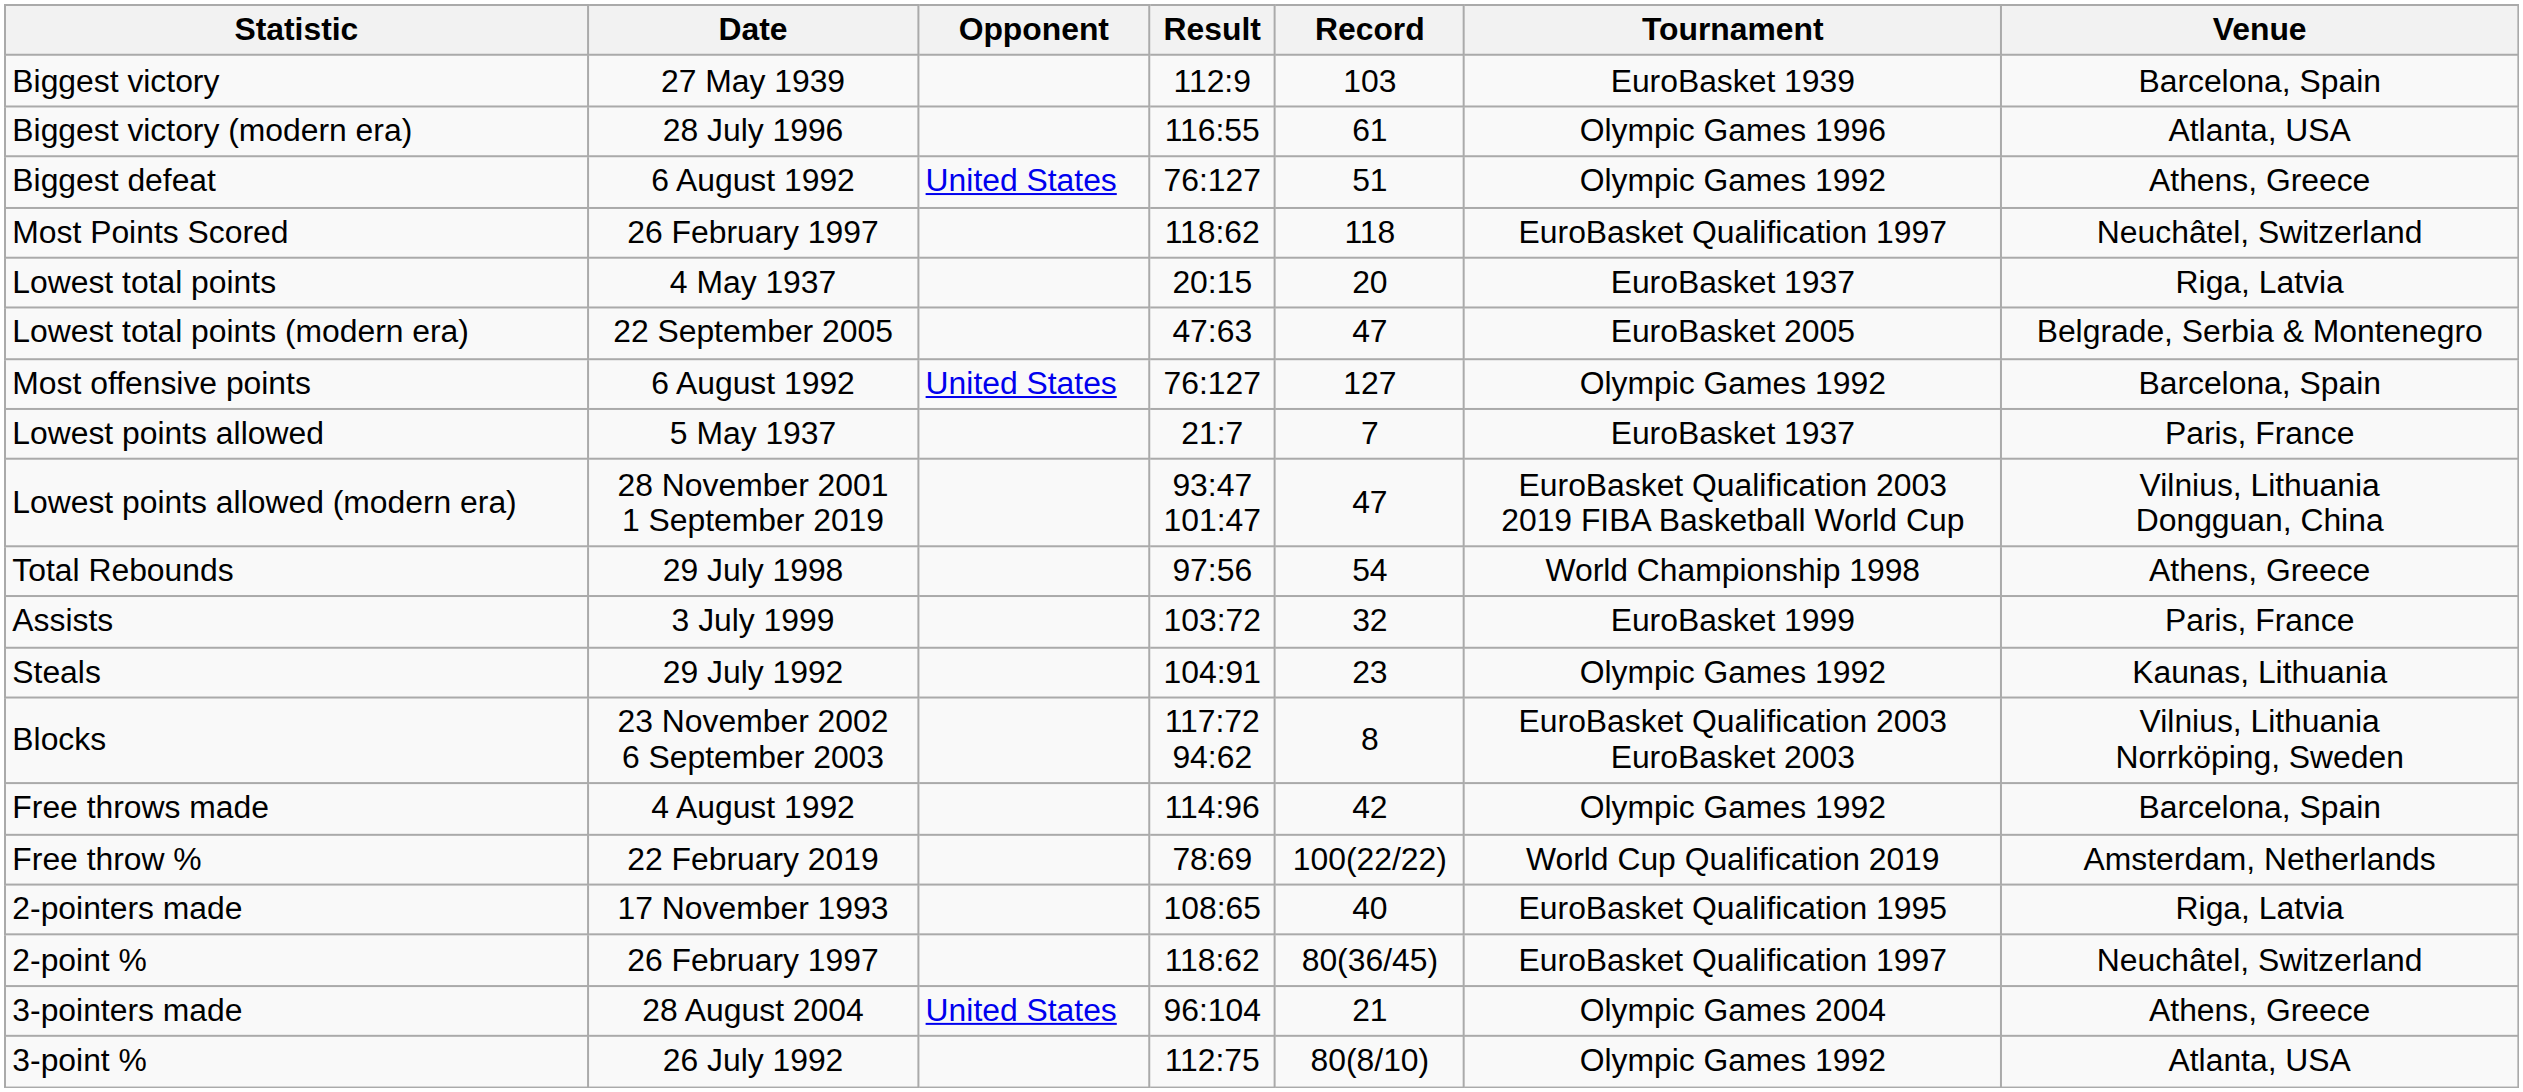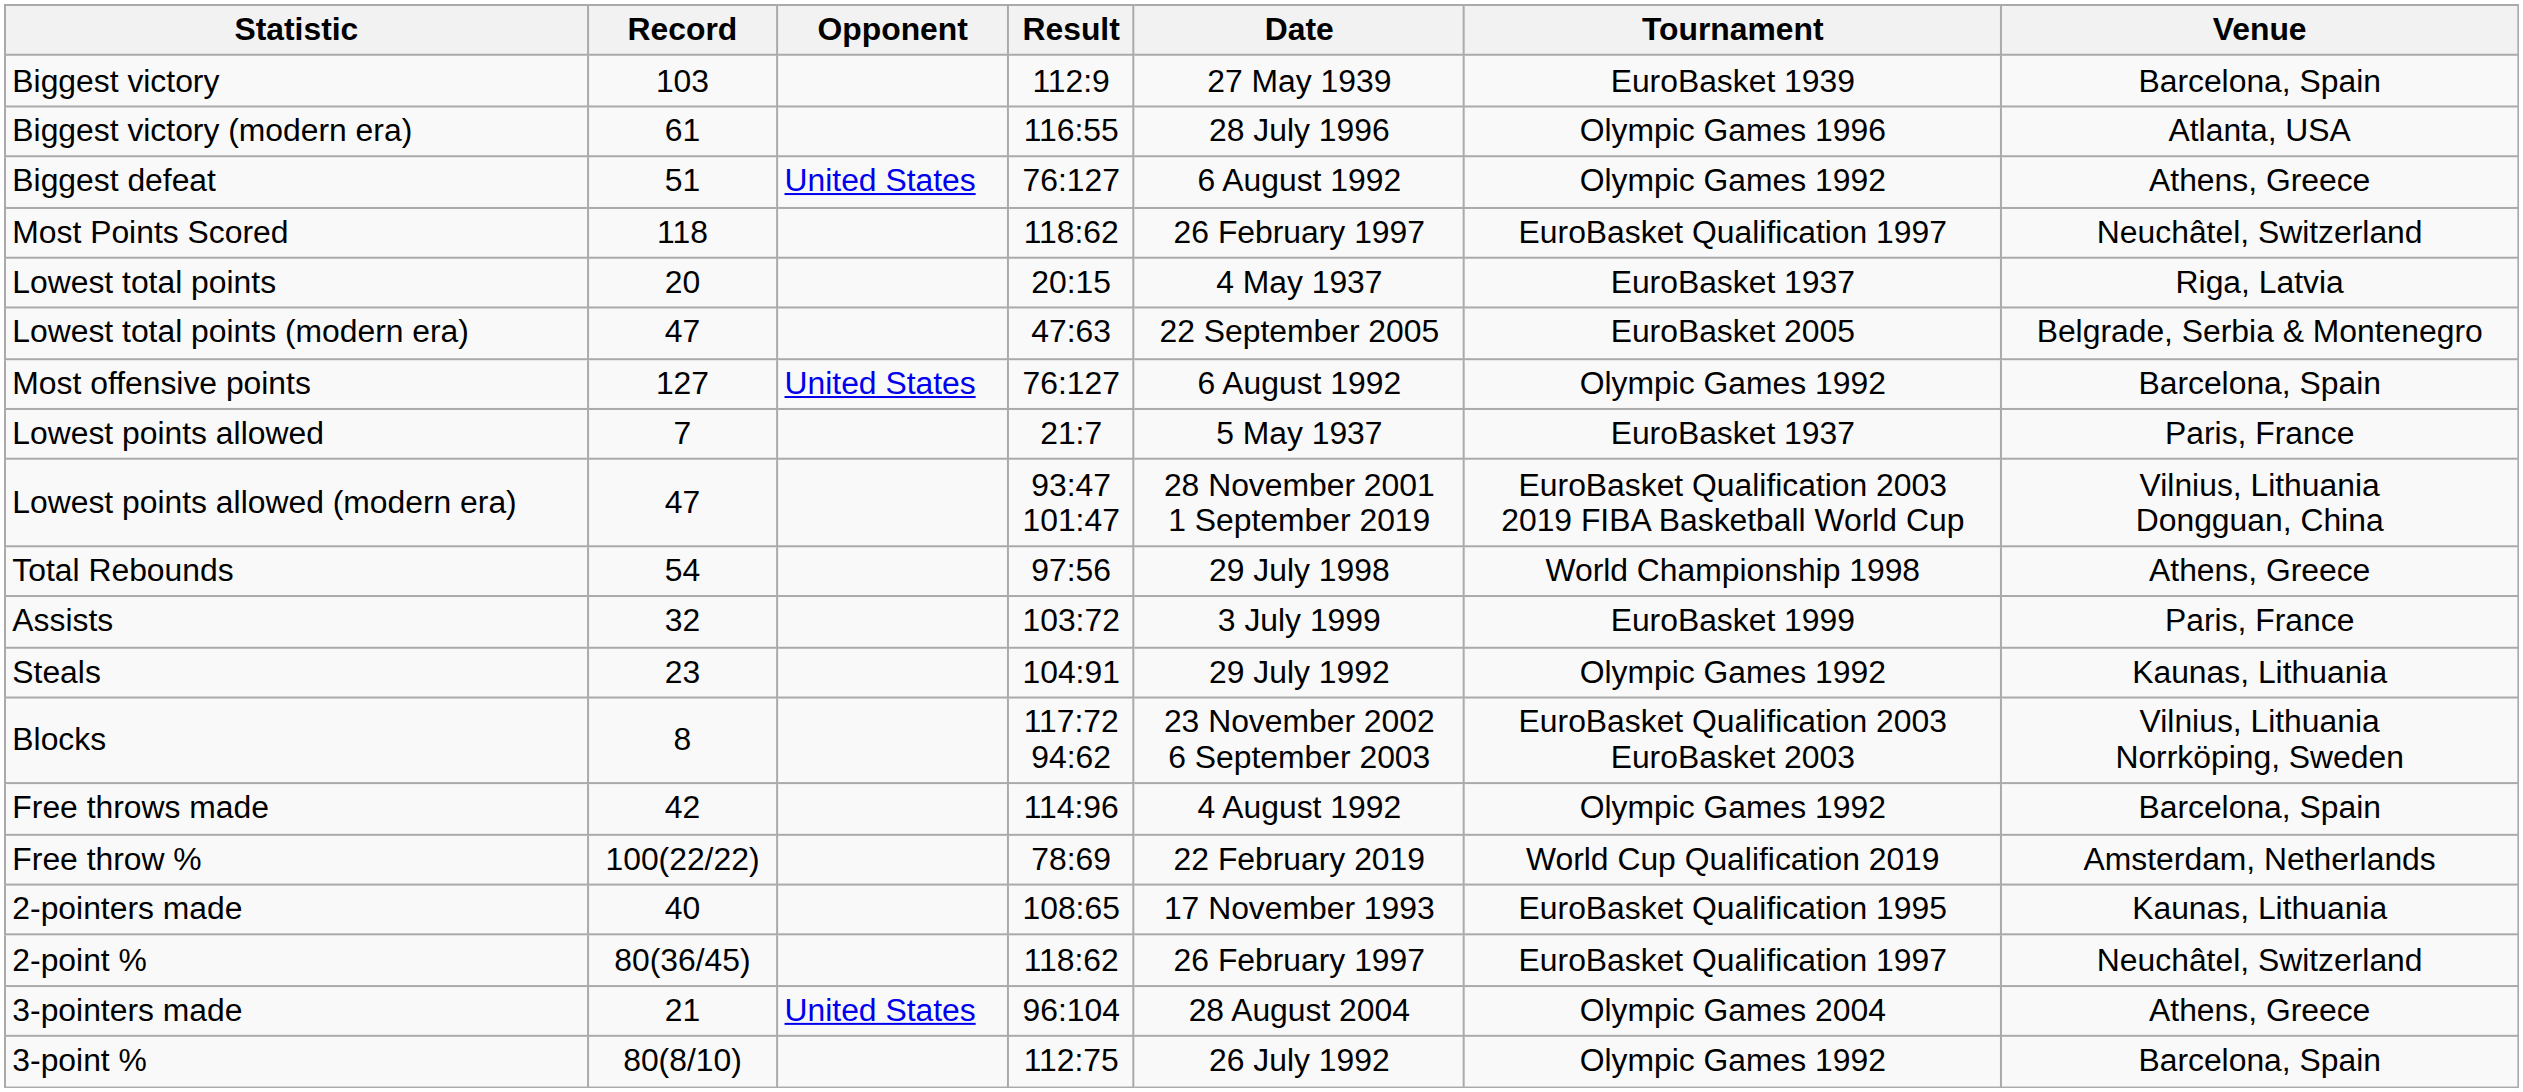columns swapped: (1370, 29) <-> (753, 29)
(2260, 909) Riga, Latvia -> (2260, 909) Kaunas, Lithuania
(2260, 1060) Atlanta, USA -> (2260, 1060) Barcelona, Spain
